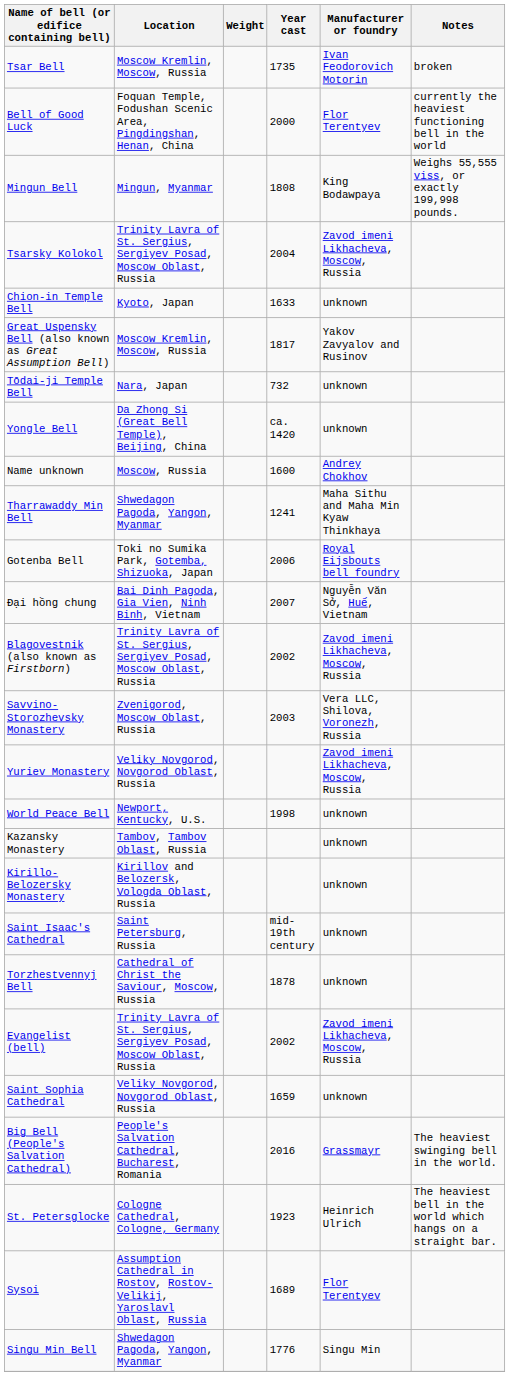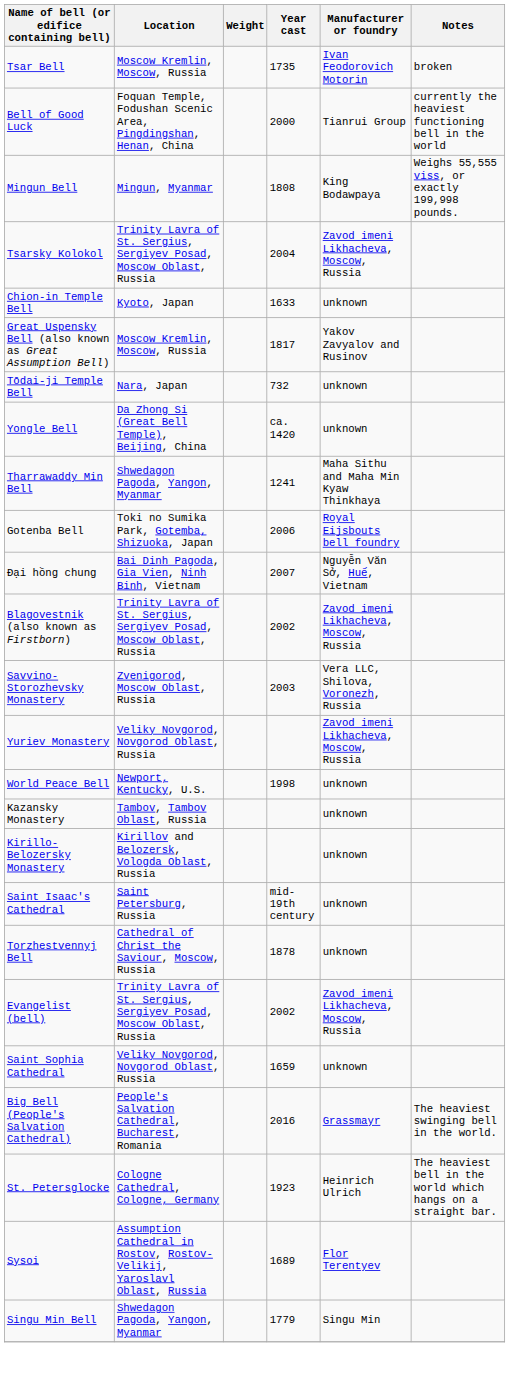(352, 122) Flor Terentyev -> (364, 122) Tianrui Group
- row: (45, 471)
(282, 1350) 1776 -> (282, 1321) 1779
